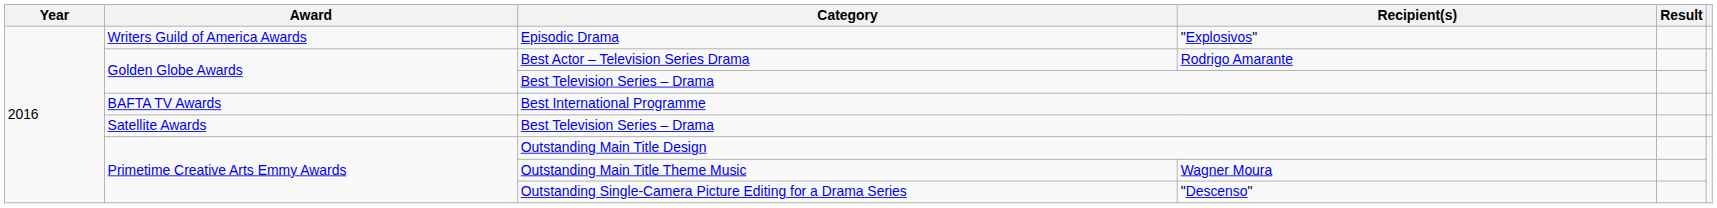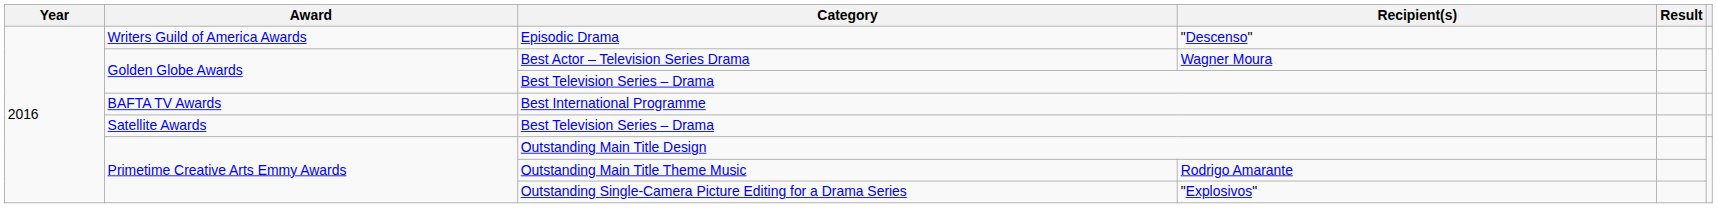(1219, 37) "Explosivos" -> (1217, 37) "Descenso"
(1237, 59) Rodrigo Amarante -> (1226, 59) Wagner Moura
(1226, 170) Wagner Moura -> (1237, 170) Rodrigo Amarante
(1217, 192) "Descenso" -> (1219, 192) "Explosivos"
